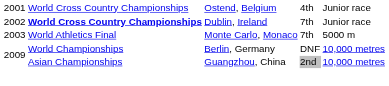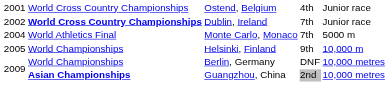(15, 35) 2003 -> (15, 35) 2004
+ row: (240, 48)
(75, 62) normal -> (79, 75) bold
